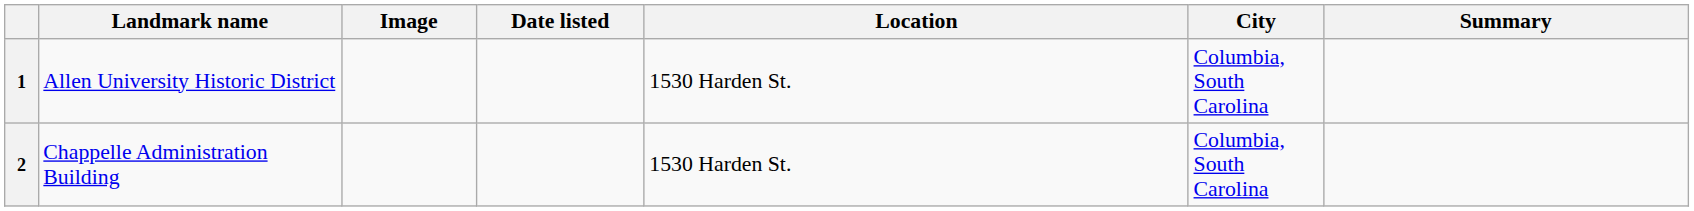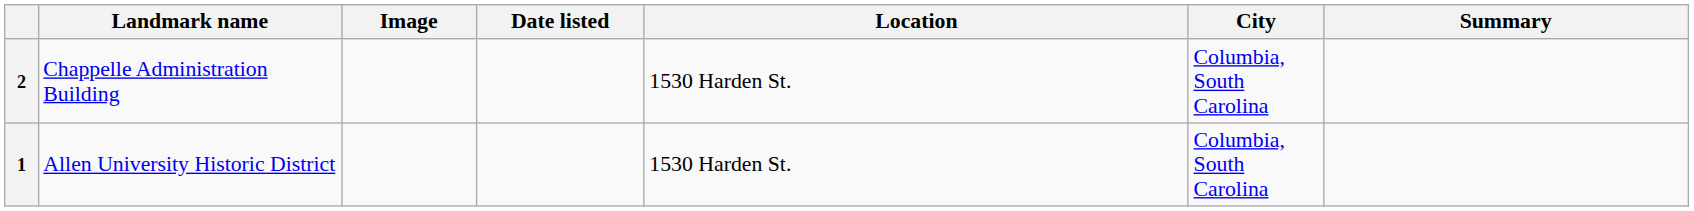rows swapped: (21, 82) <-> (21, 165)
